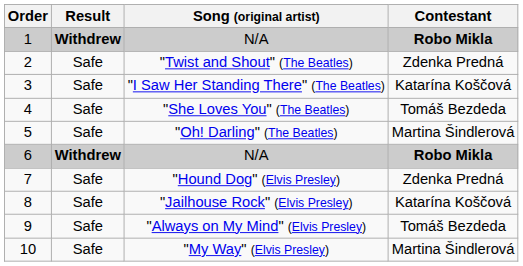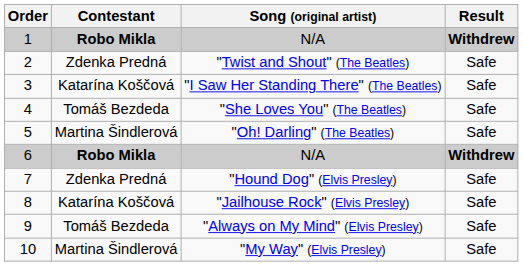columns swapped: (453, 16) <-> (88, 16)
